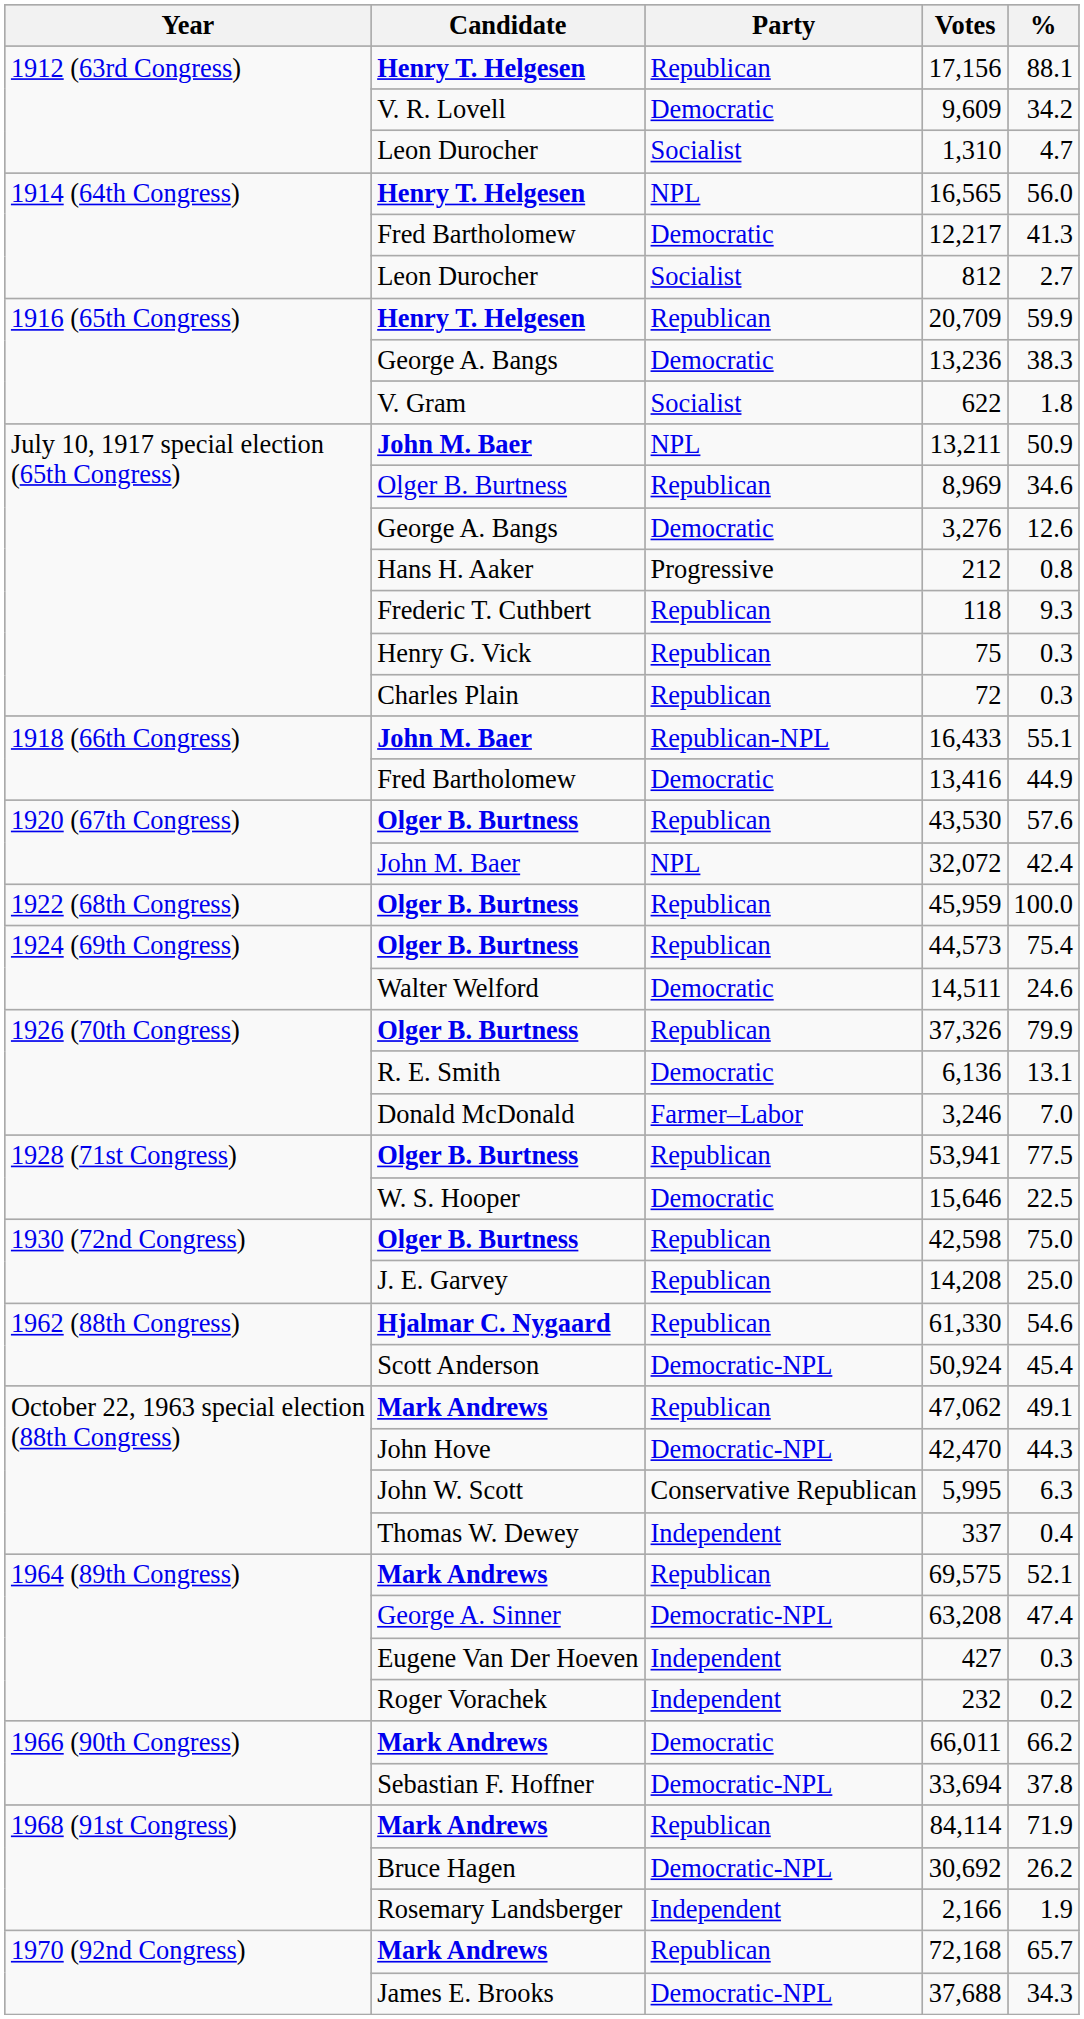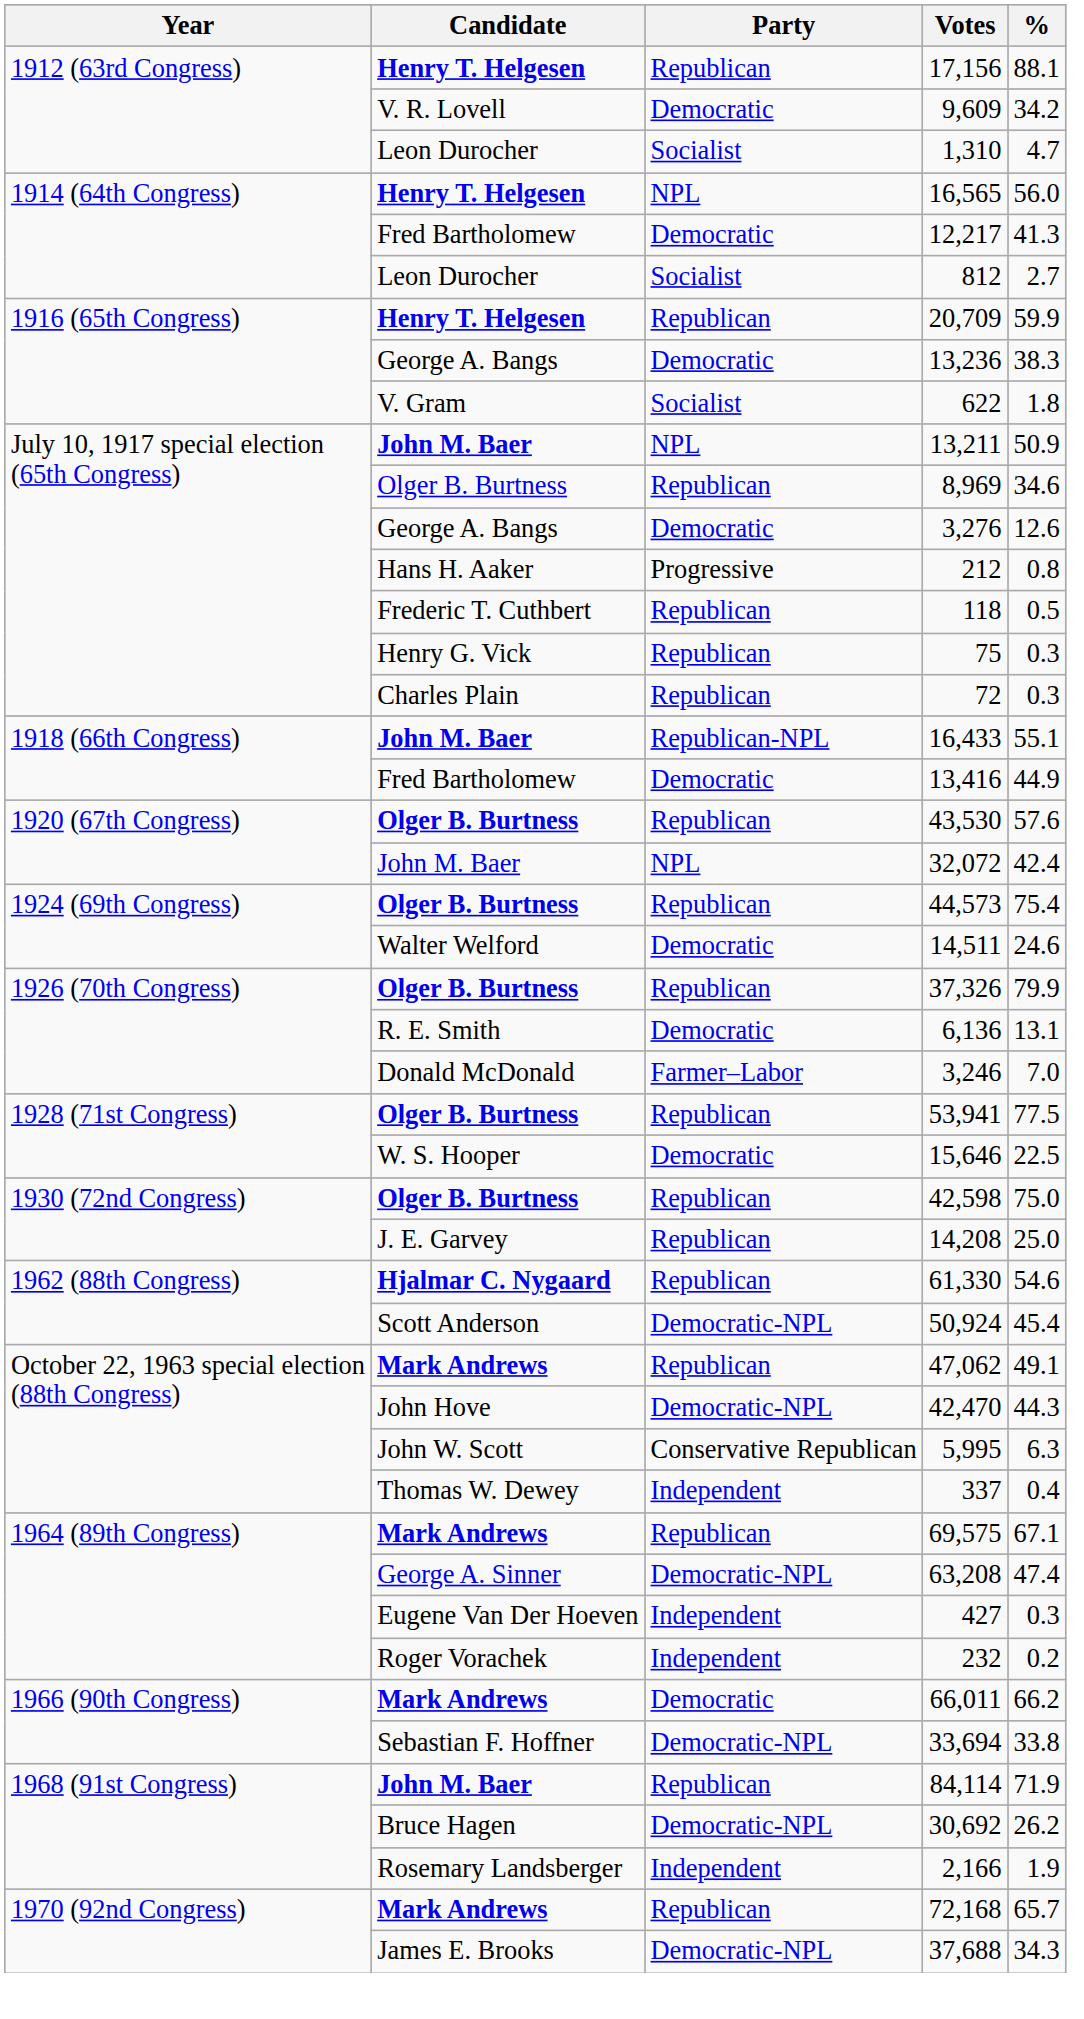(1057, 611) 9.3 -> (1043, 611) 0.5
- row: (965, 904)
(1050, 1574) 52.1 -> (1037, 1532) 67.1
(1050, 1783) 37.8 -> (1037, 1742) 33.8
(462, 1825) Mark Andrews -> (455, 1783) John M. Baer
